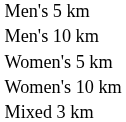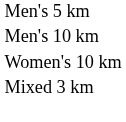- row: (59, 61)
